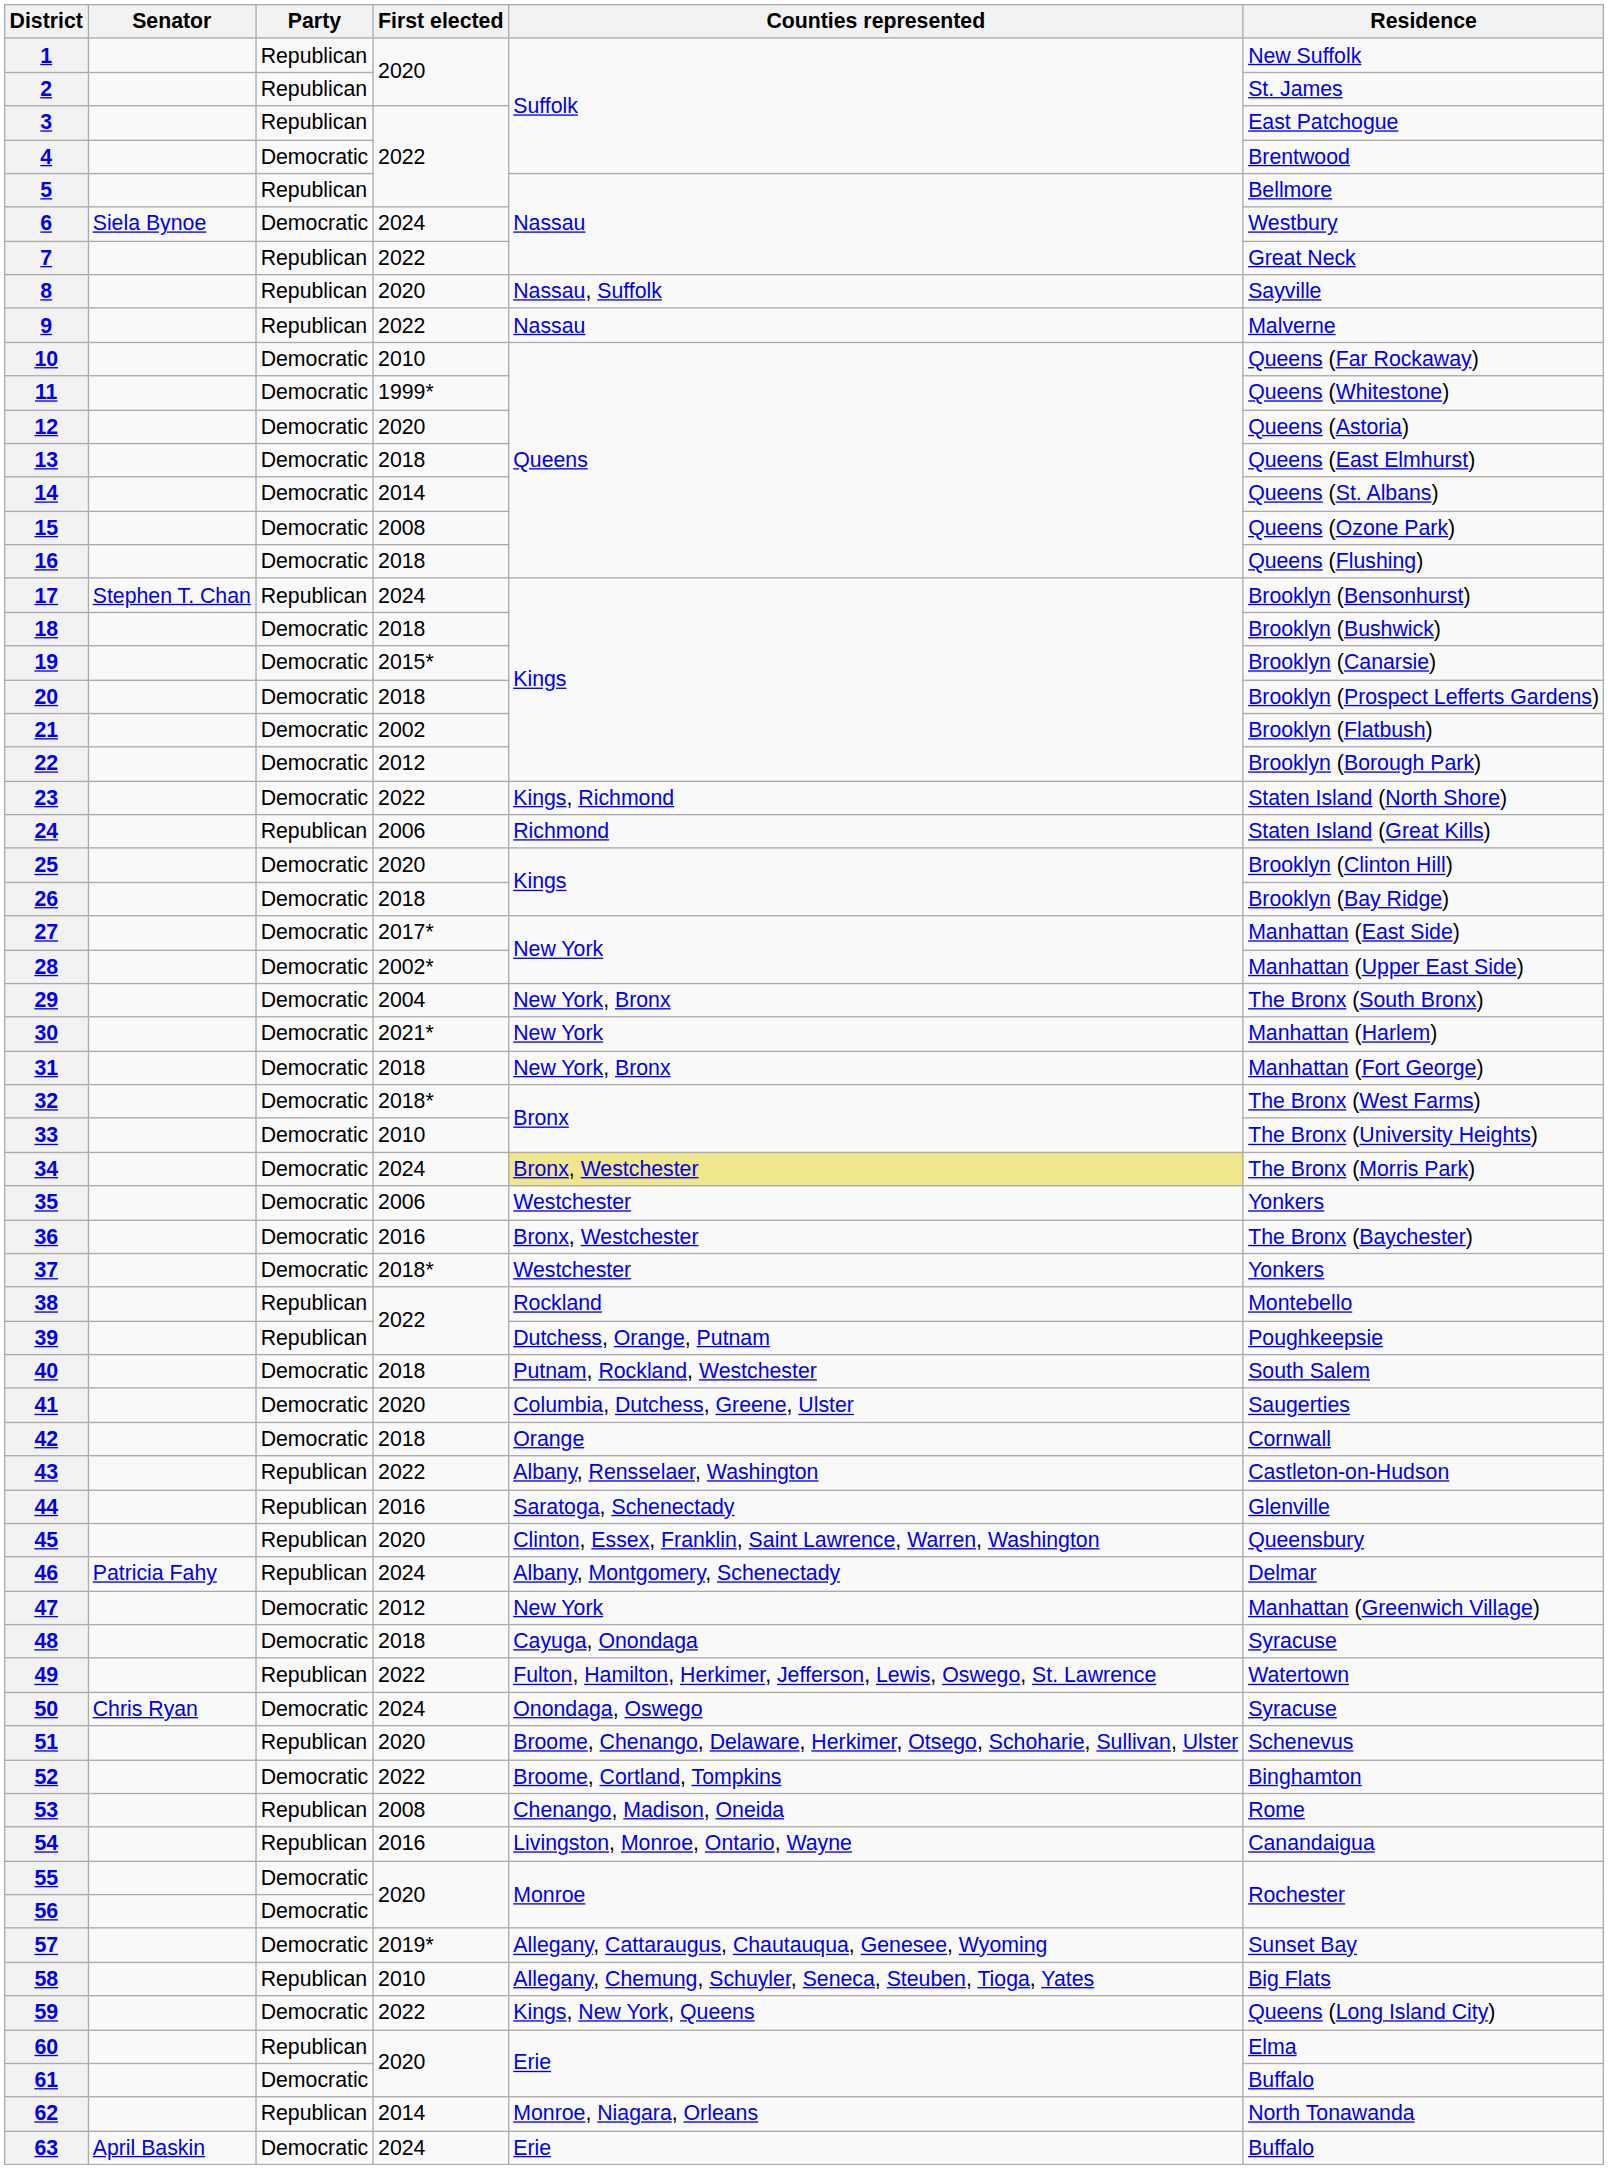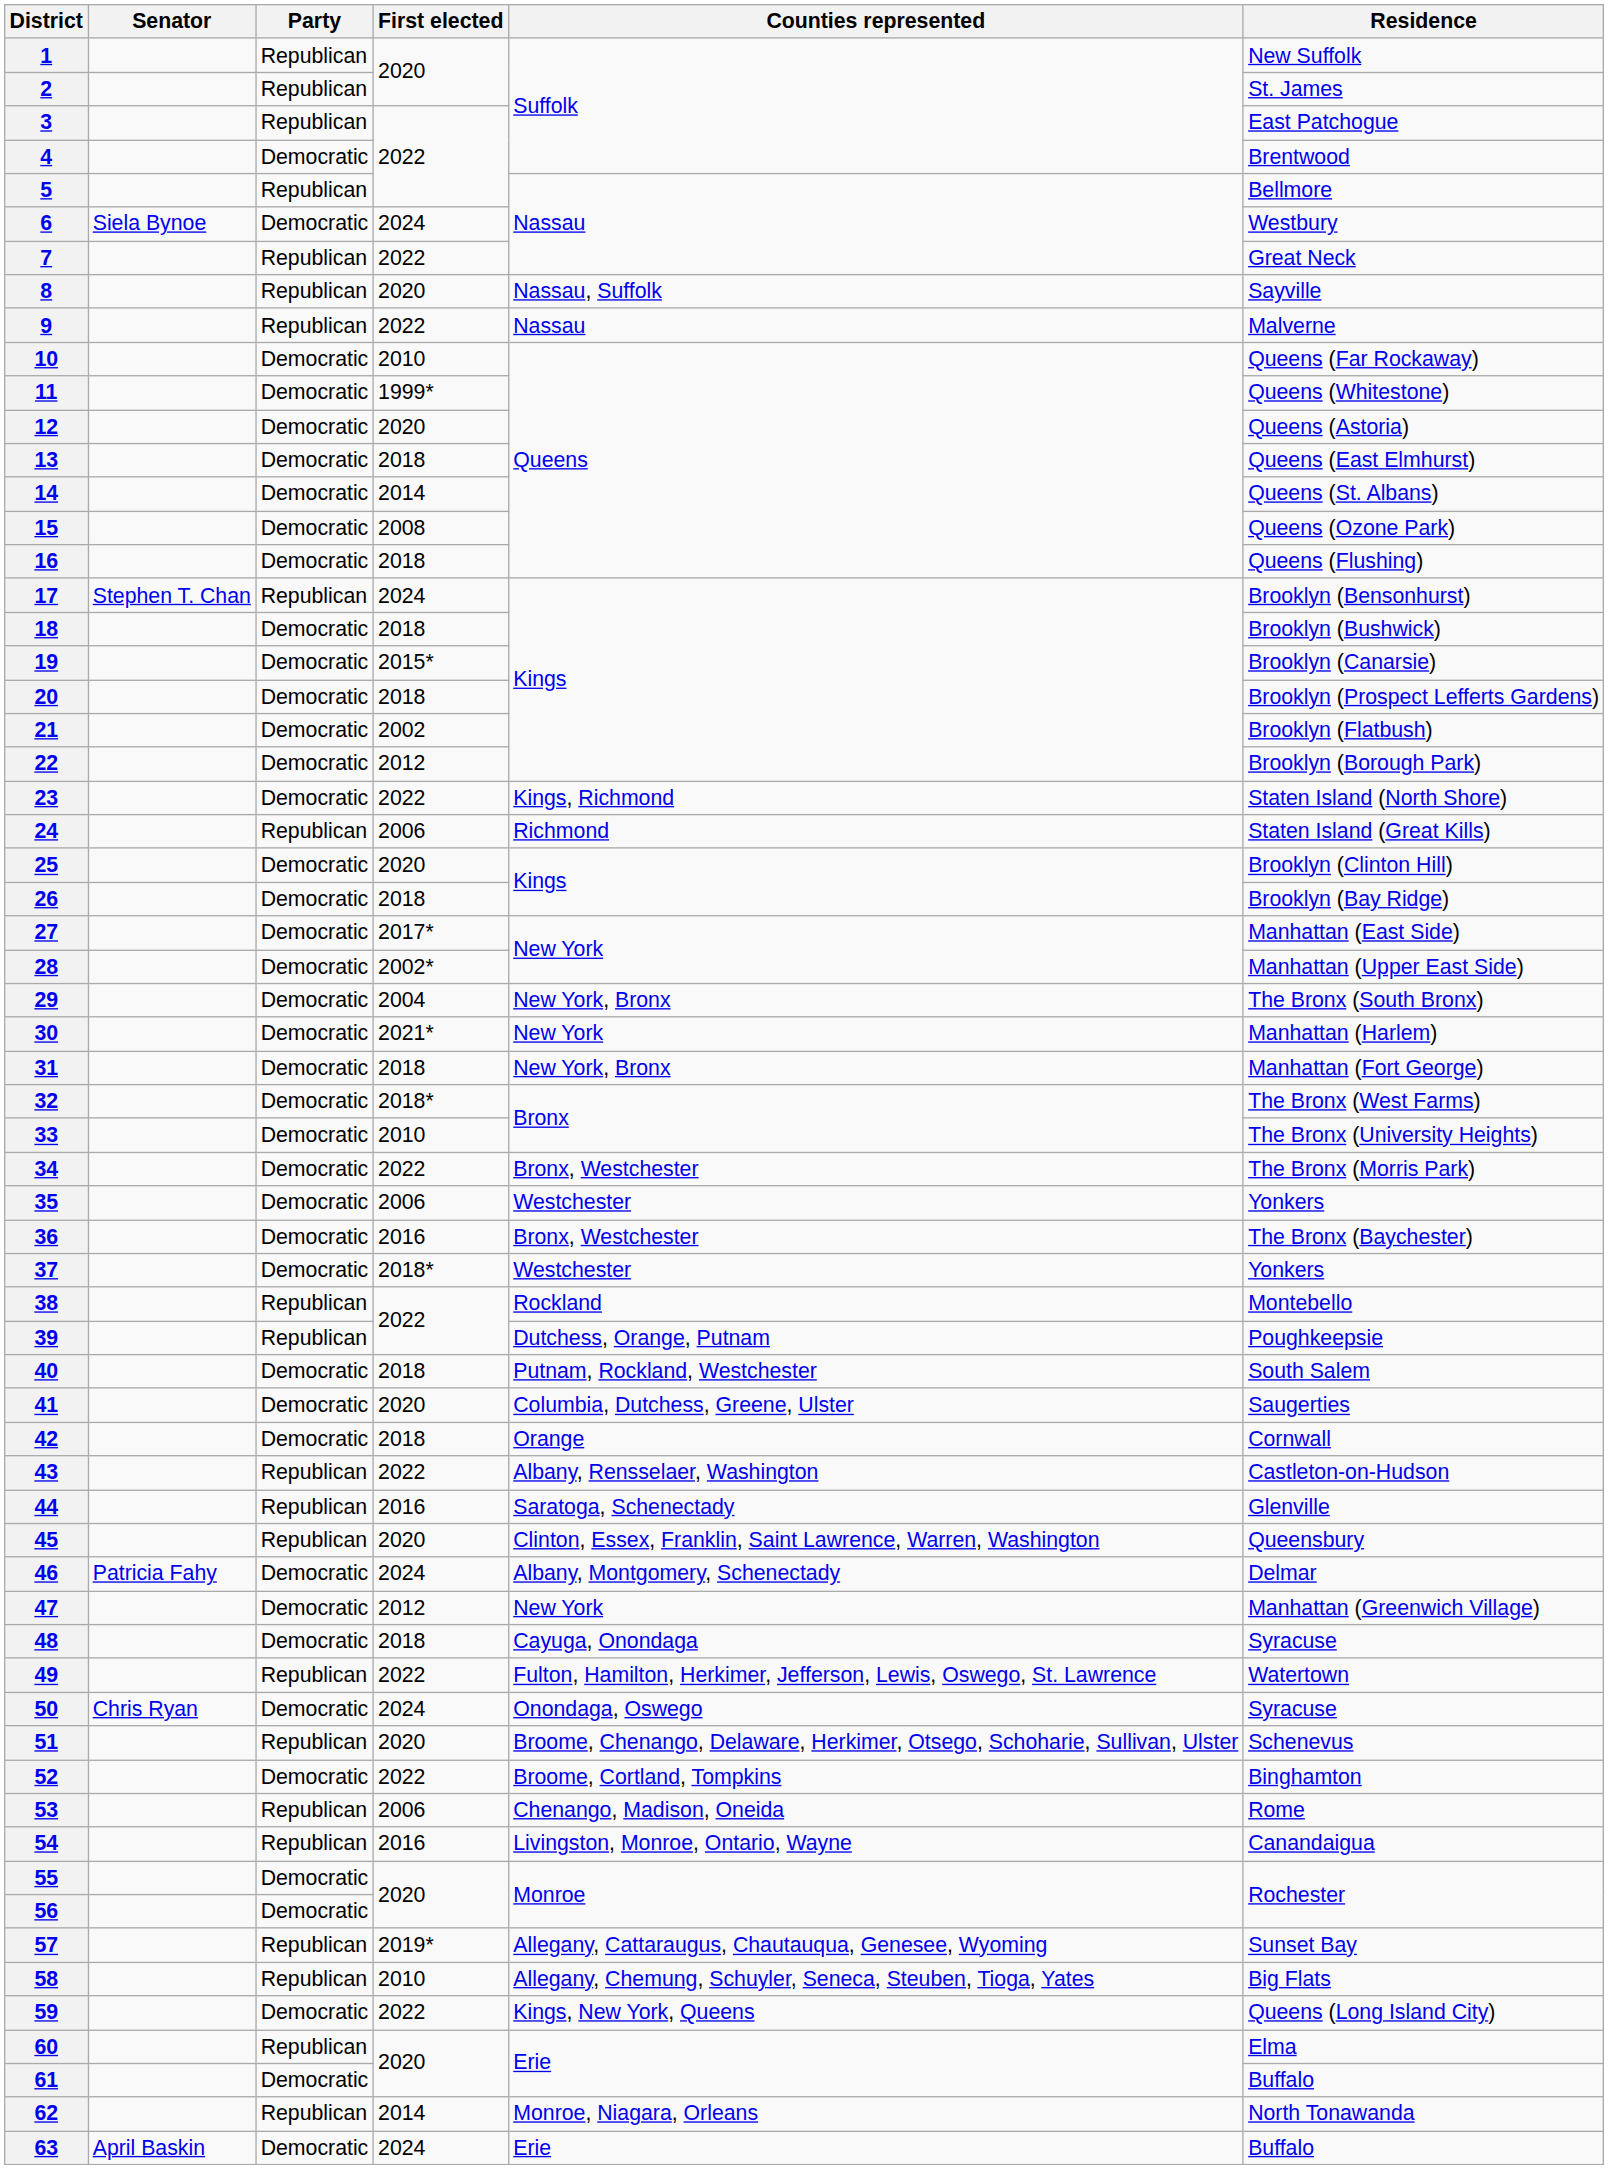(402, 1168) 2024 -> (402, 1168) 2022
(606, 1168) khaki background -> (606, 1168) no background
(314, 1573) Republican -> (314, 1573) Democratic
(402, 1810) 2008 -> (402, 1810) 2006
(314, 1945) Democratic -> (314, 1945) Republican
